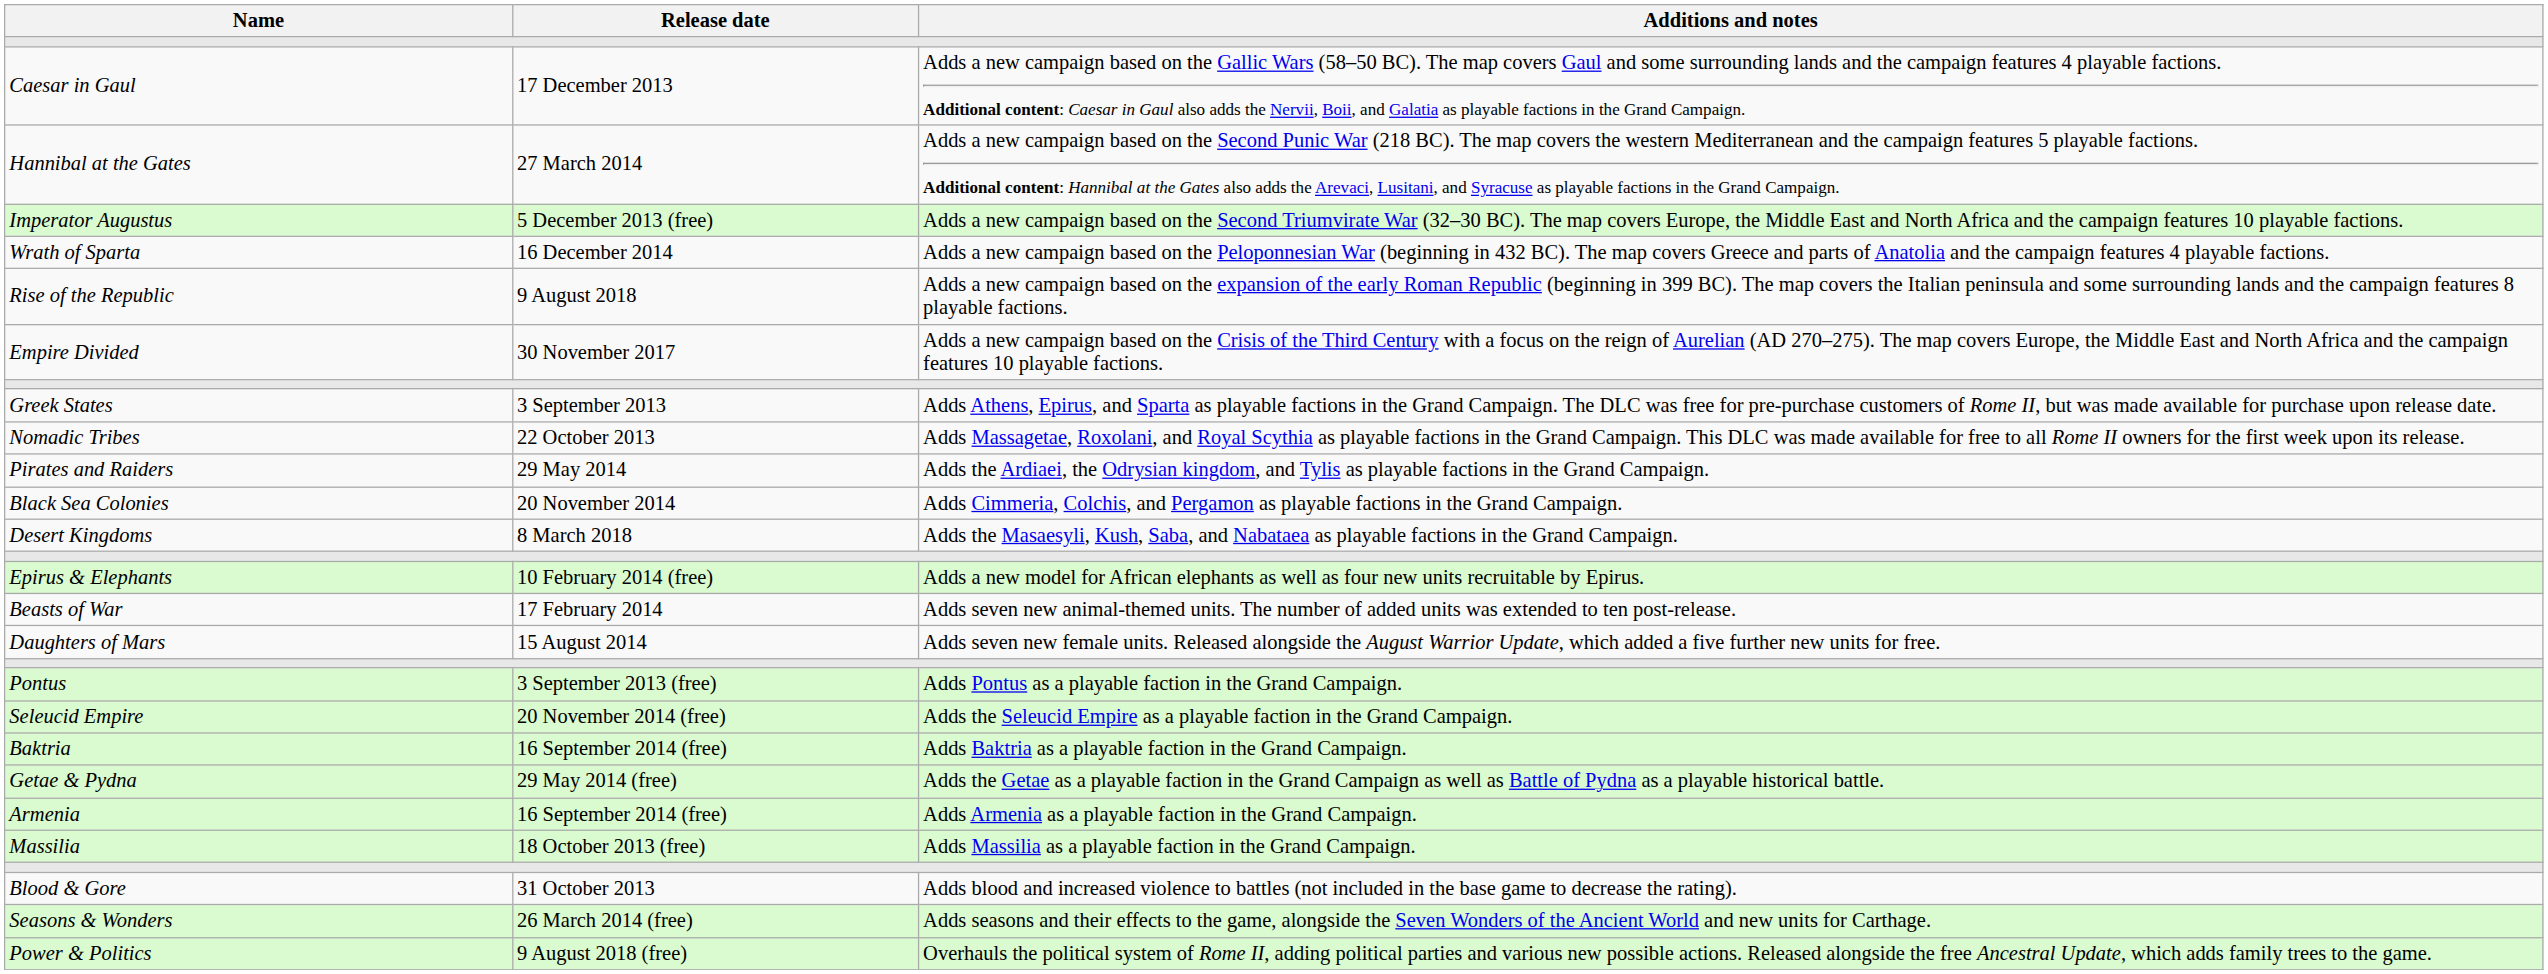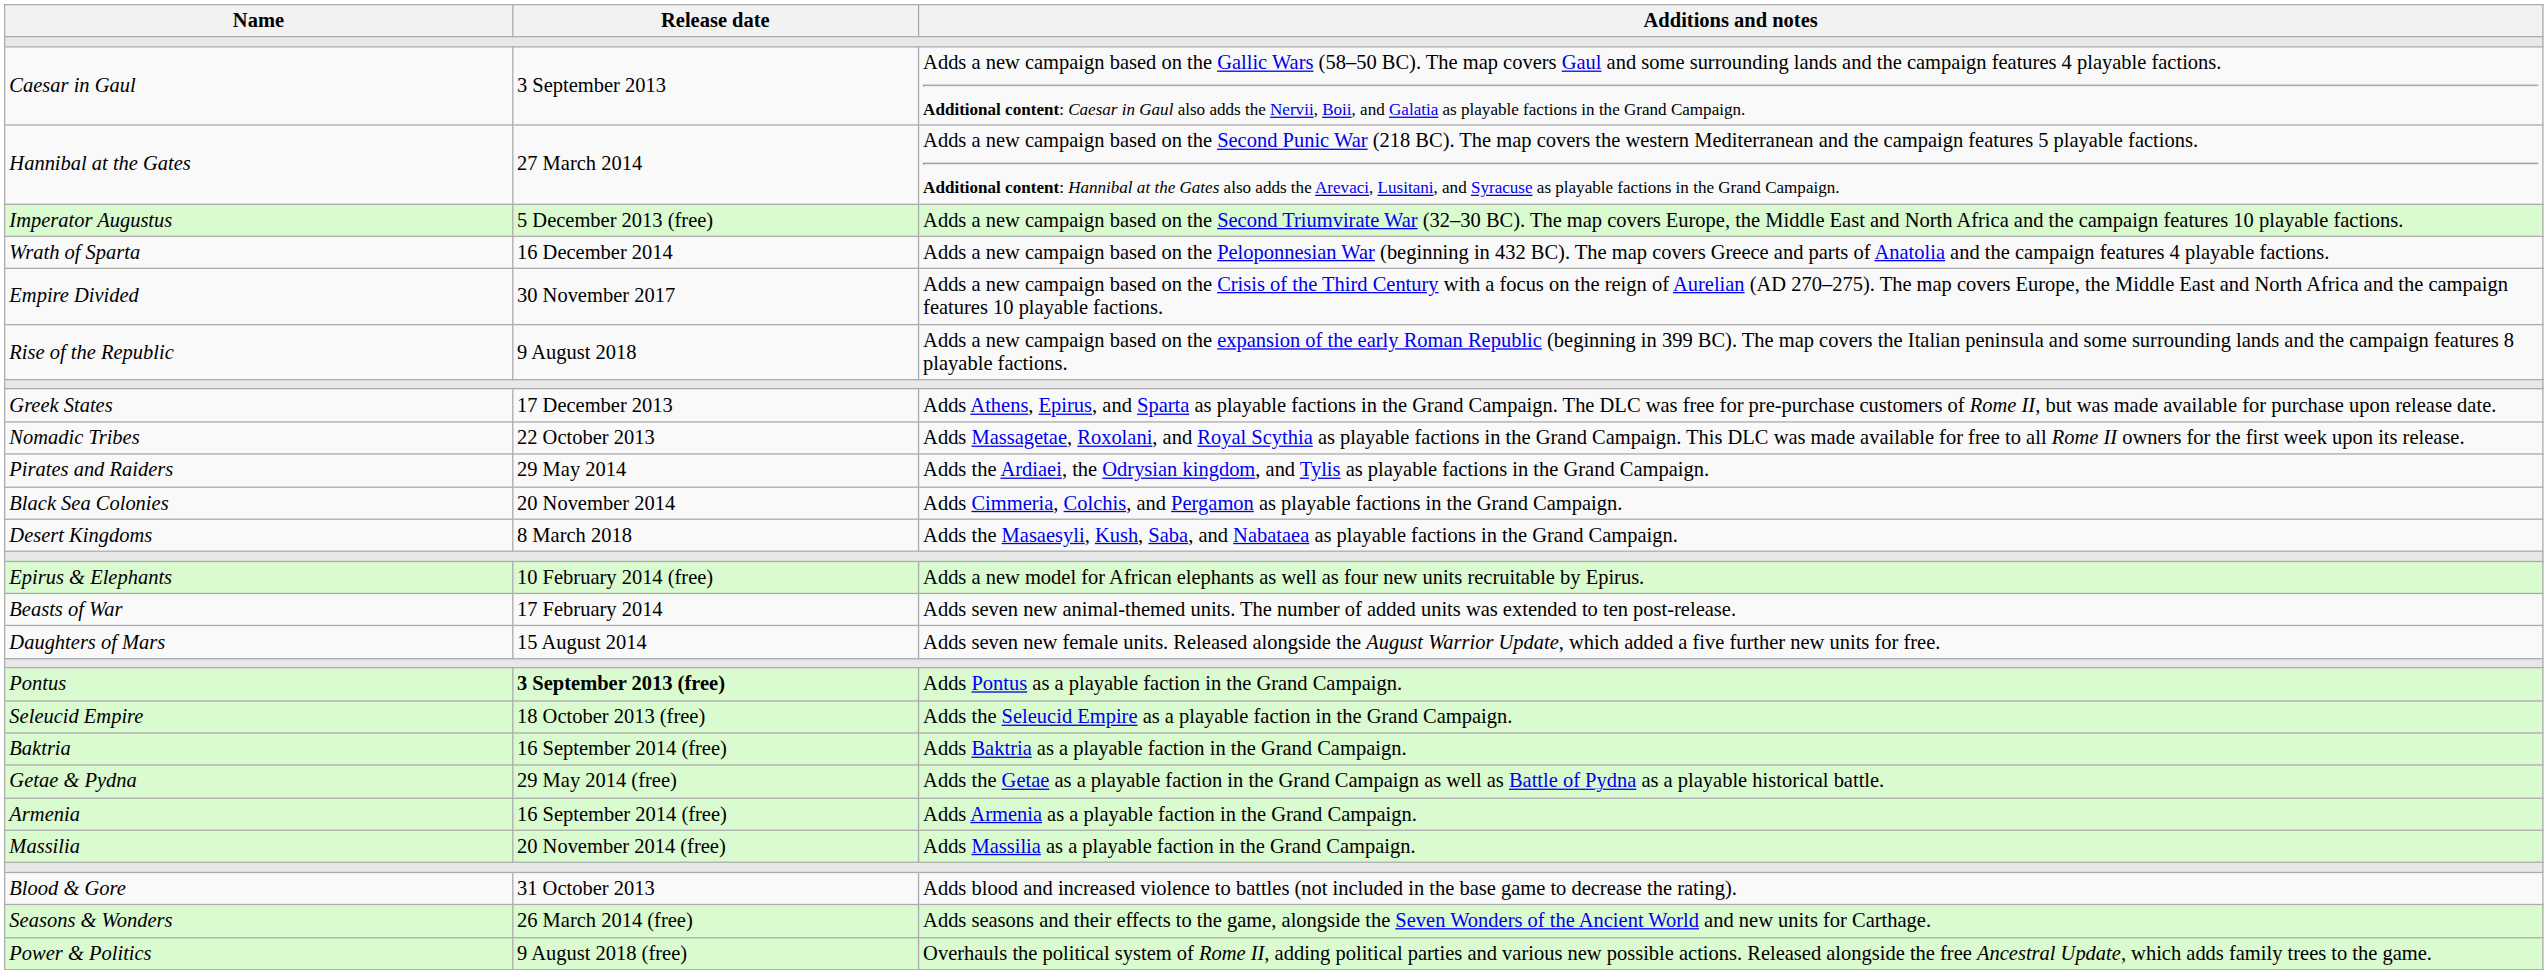(595, 85) 17 December 2013 -> (592, 85) 3 September 2013
rows swapped: (74, 351) <-> (92, 296)
(592, 405) 3 September 2013 -> (595, 405) 17 December 2013
(617, 683) normal -> (621, 683) bold
(621, 716) 20 November 2014 (free) -> (611, 716) 18 October 2013 (free)
(611, 846) 18 October 2013 (free) -> (621, 846) 20 November 2014 (free)
